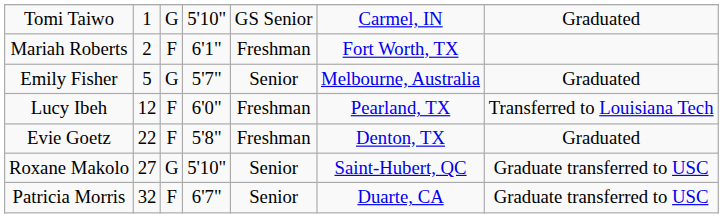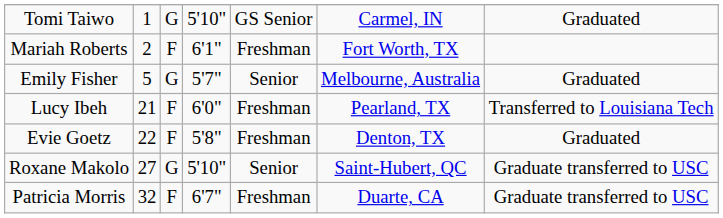(147, 108) 12 -> (147, 108) 21
(274, 197) Senior -> (274, 197) Freshman
